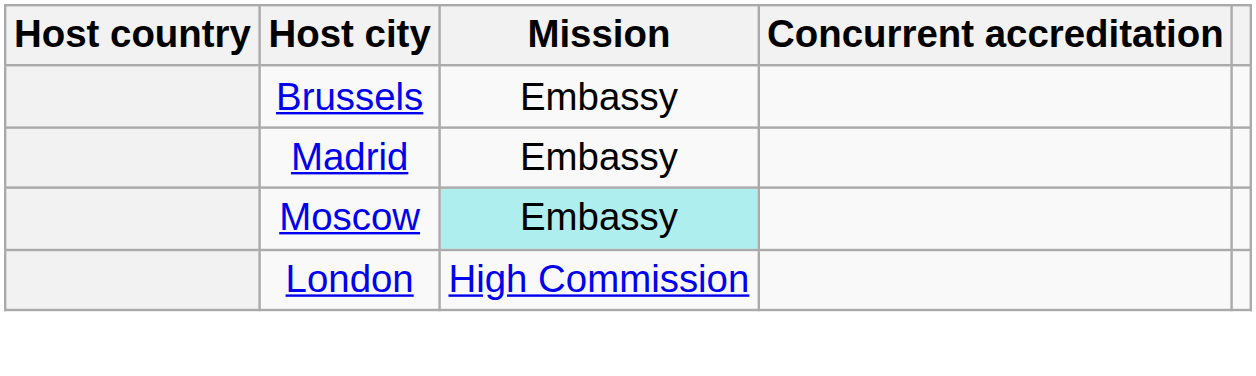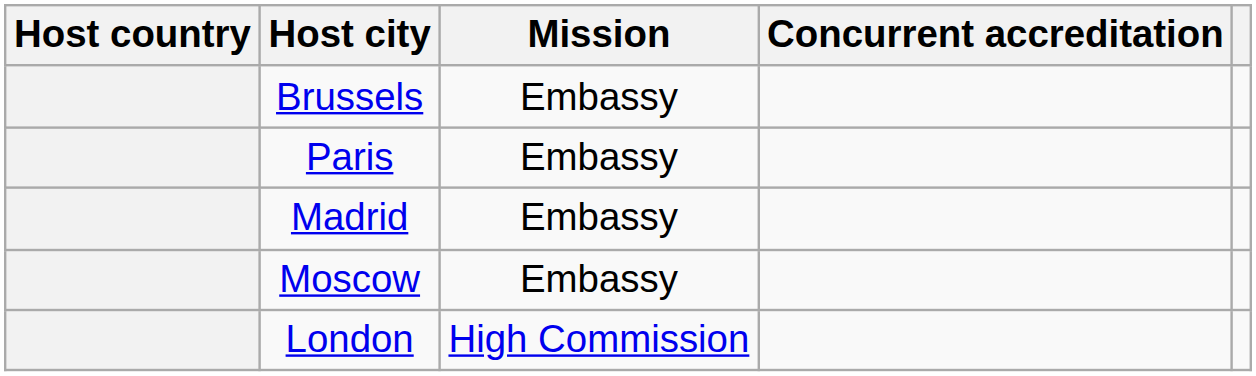+ row: (350, 156)
(599, 217) paleturquoise background -> (599, 278) no background
